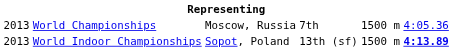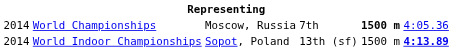(16, 25) 2013 -> (16, 25) 2014
(381, 25) normal -> (381, 25) bold
(16, 41) 2013 -> (16, 41) 2014
